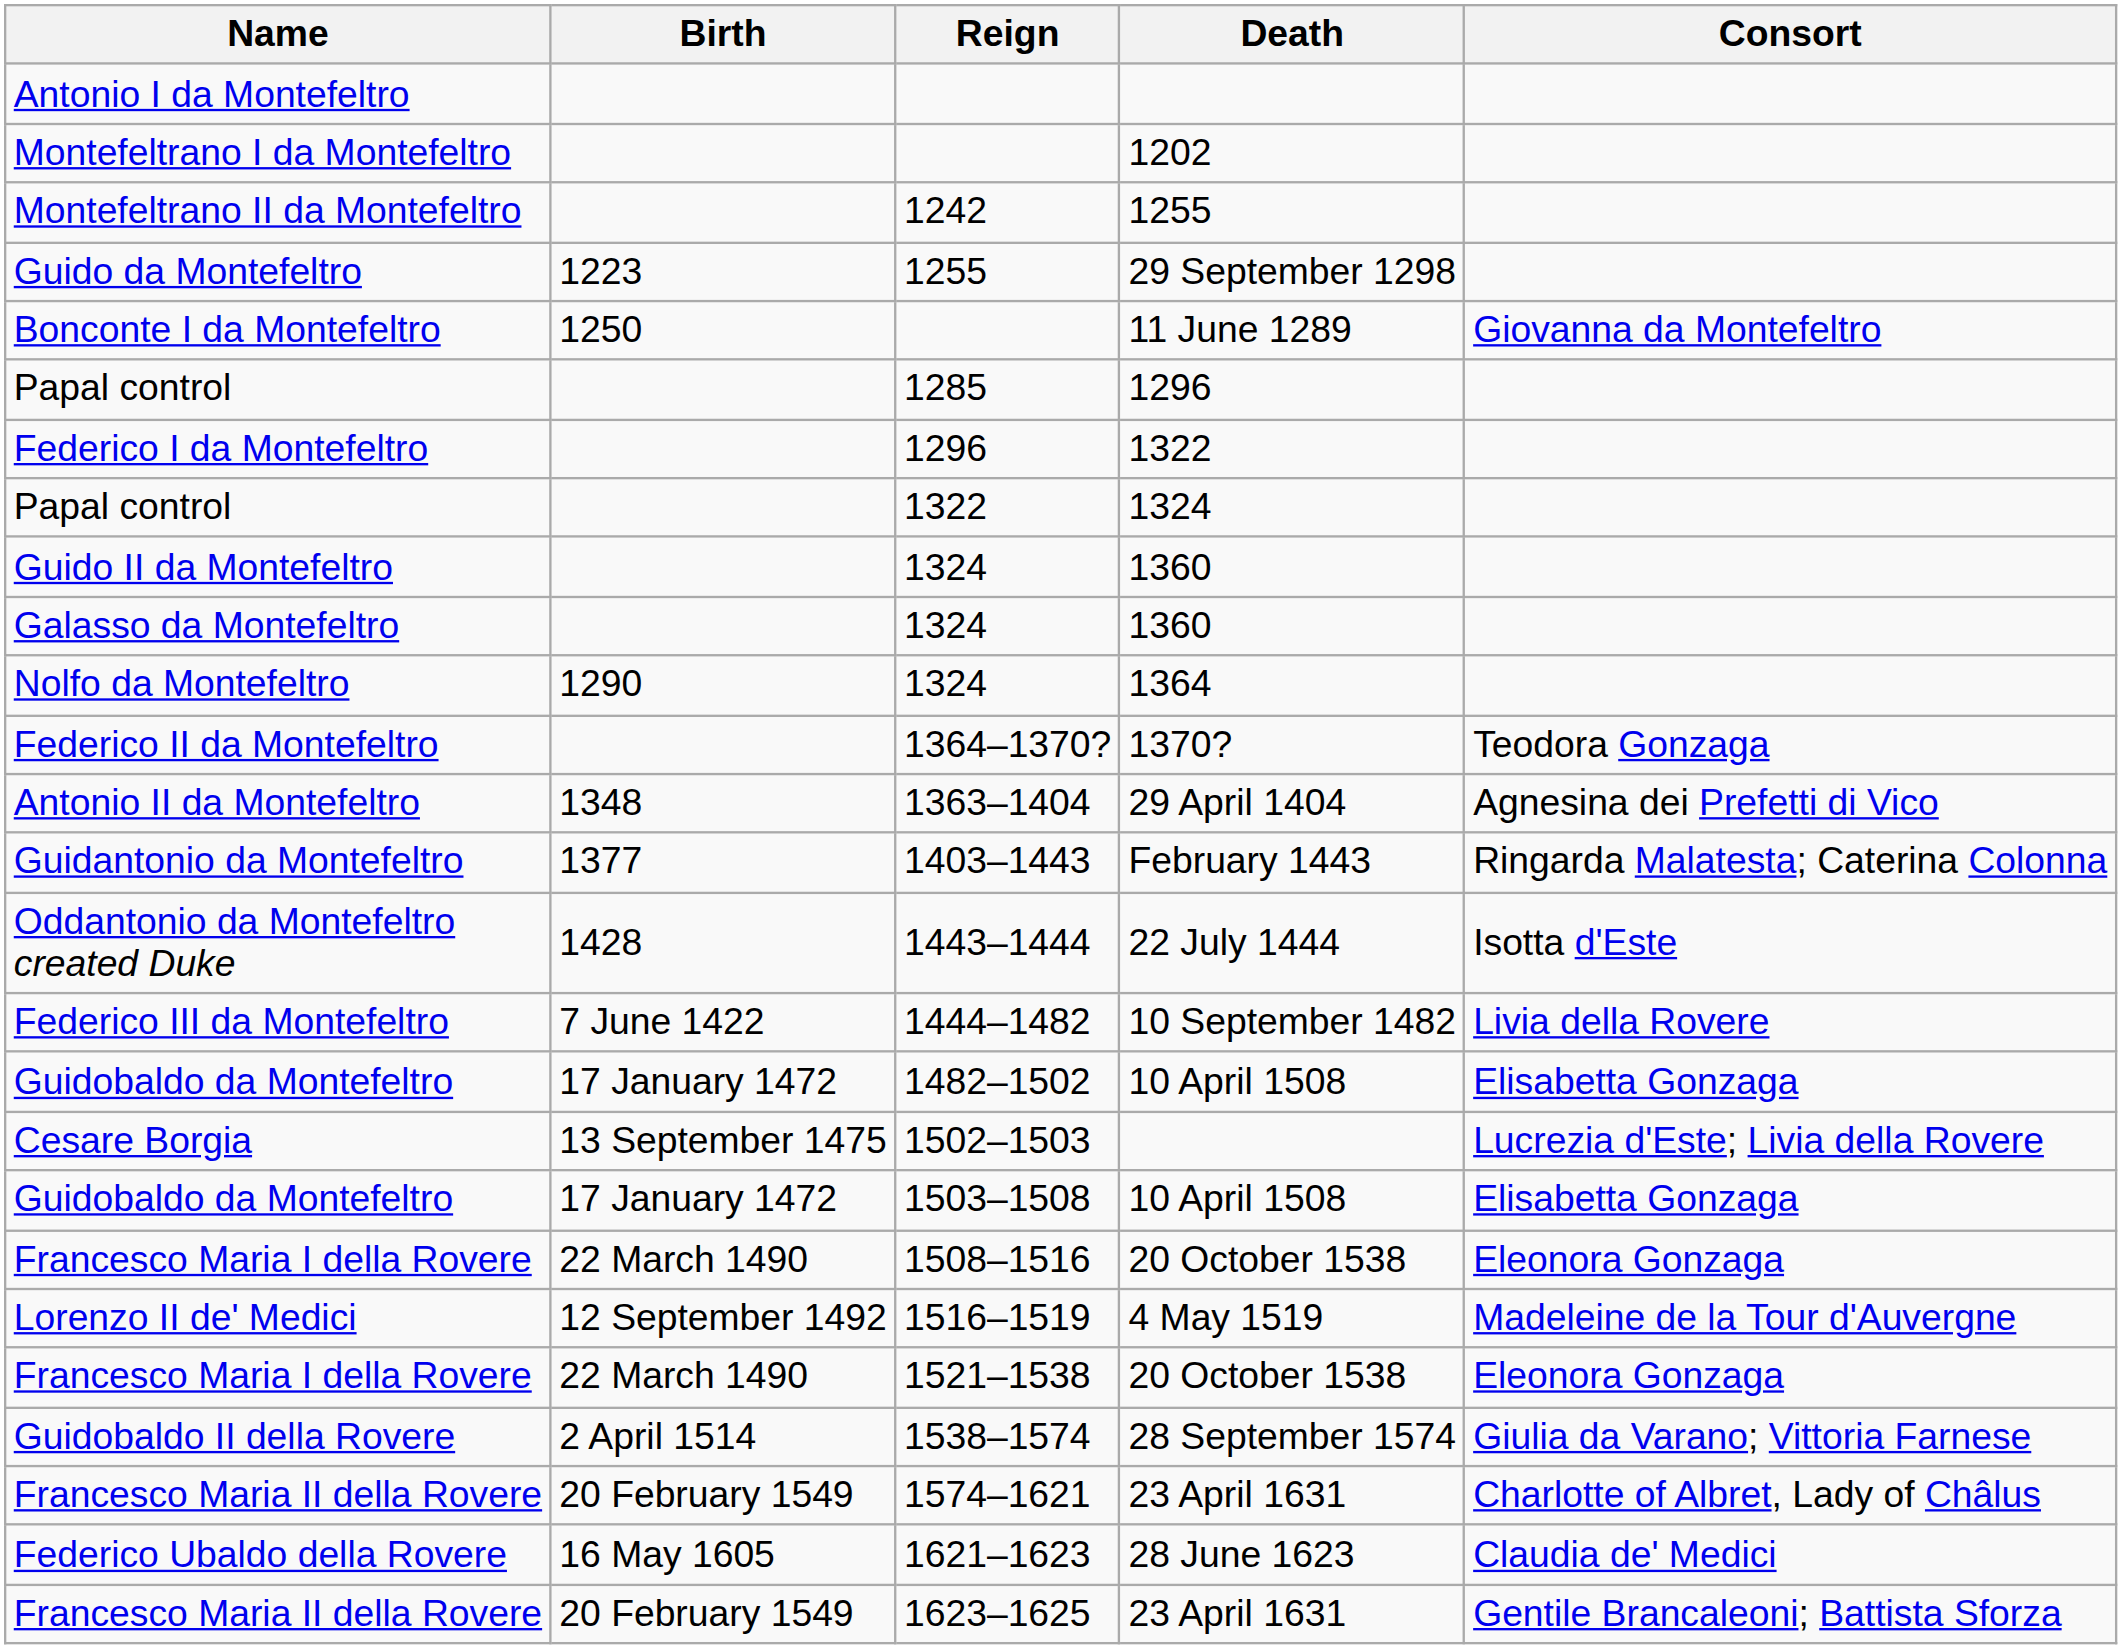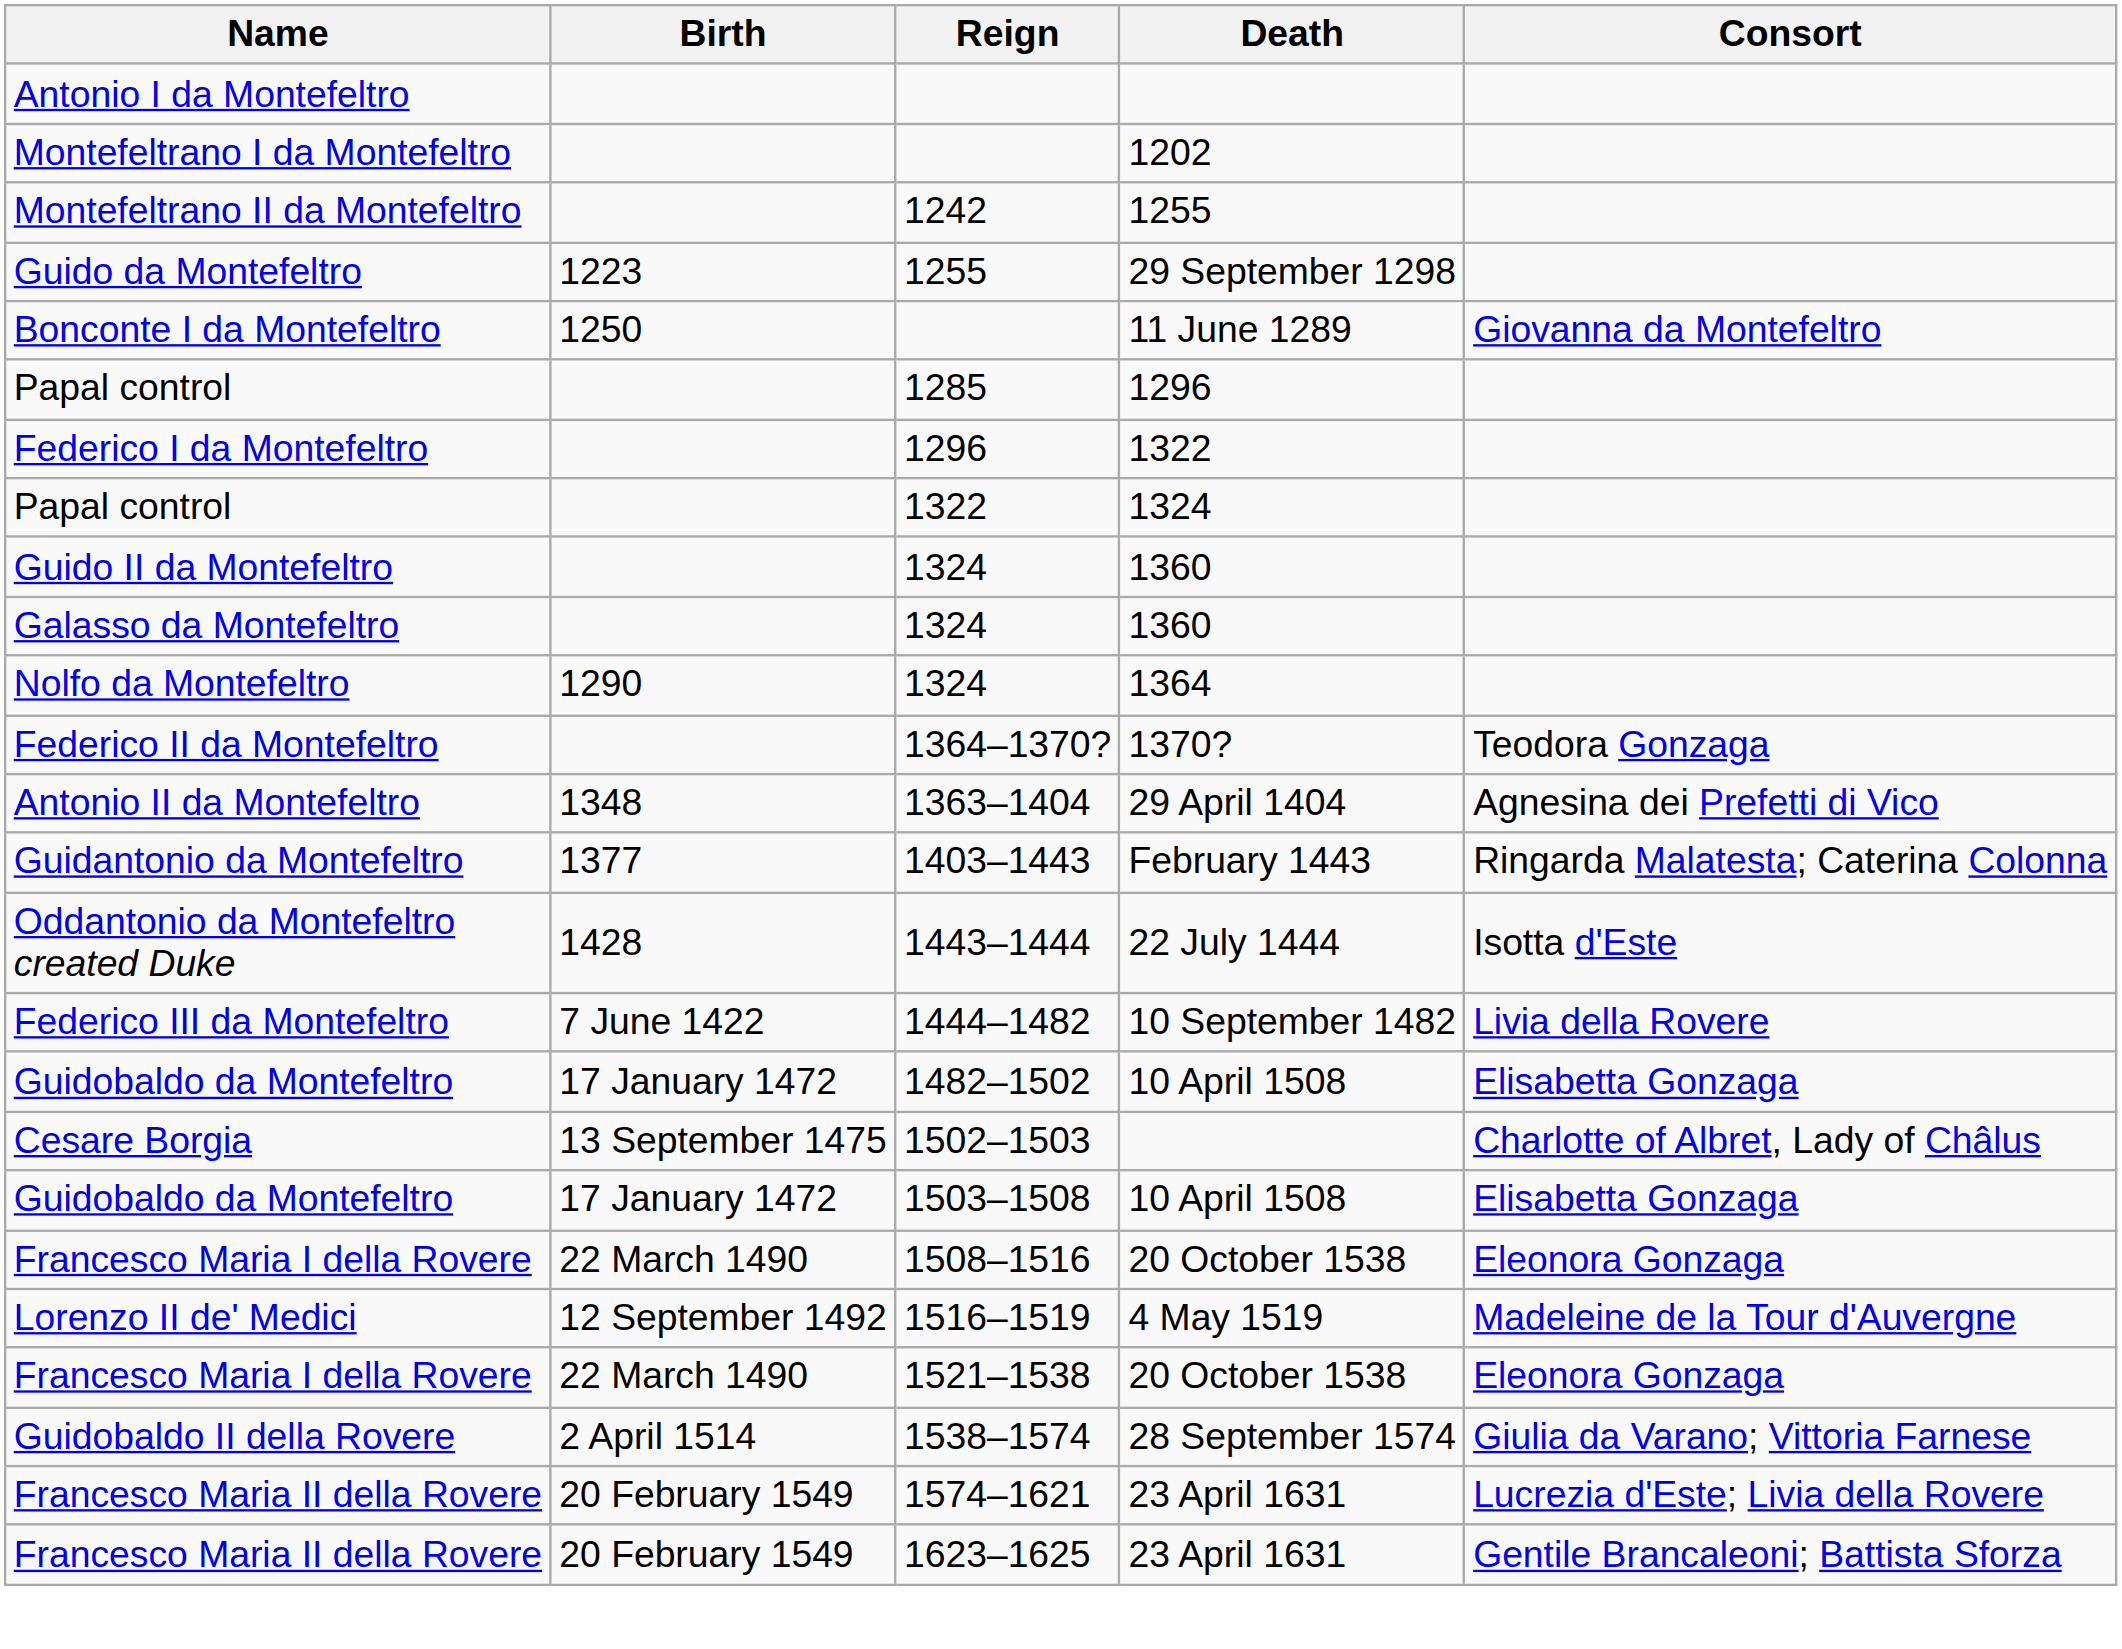(1759, 1140) Lucrezia d'Este; Livia della Rovere -> (1757, 1140) Charlotte of Albret, Lady of Châlus
(1757, 1494) Charlotte of Albret, Lady of Châlus -> (1759, 1494) Lucrezia d'Este; Livia della Rovere
- row: (260, 1554)
